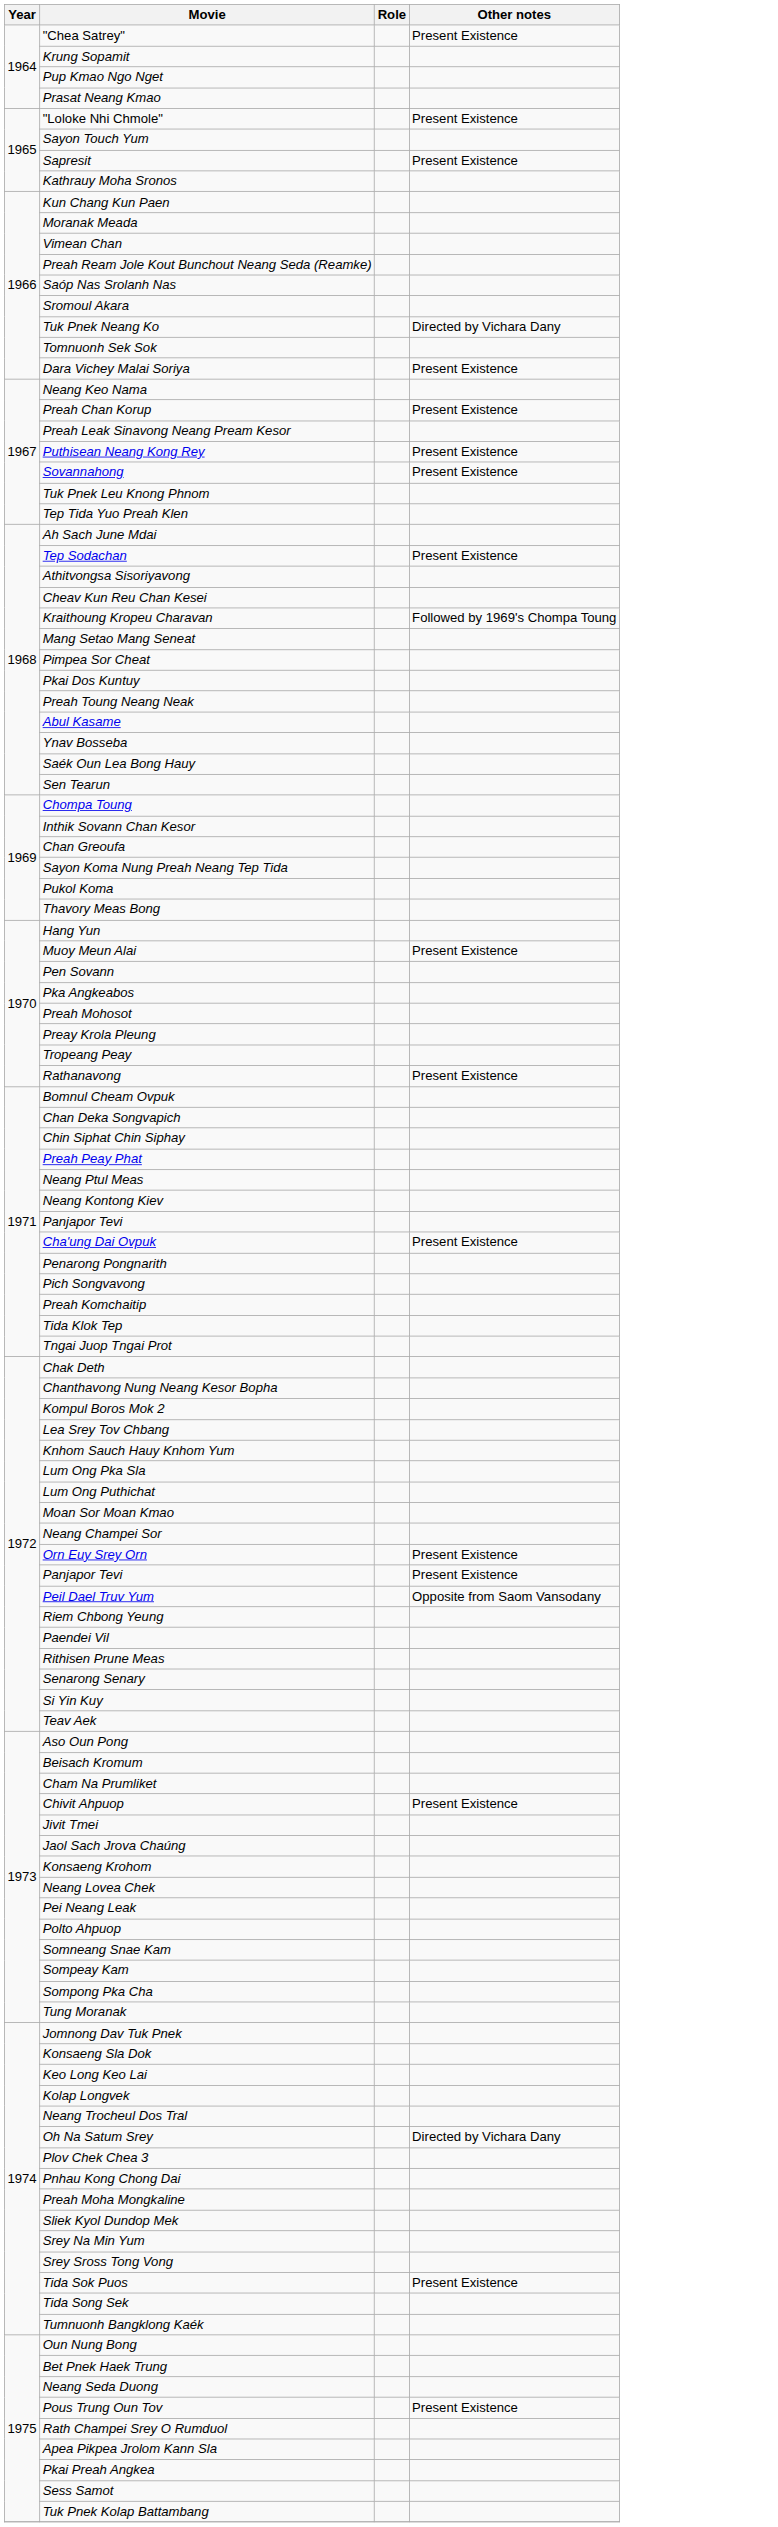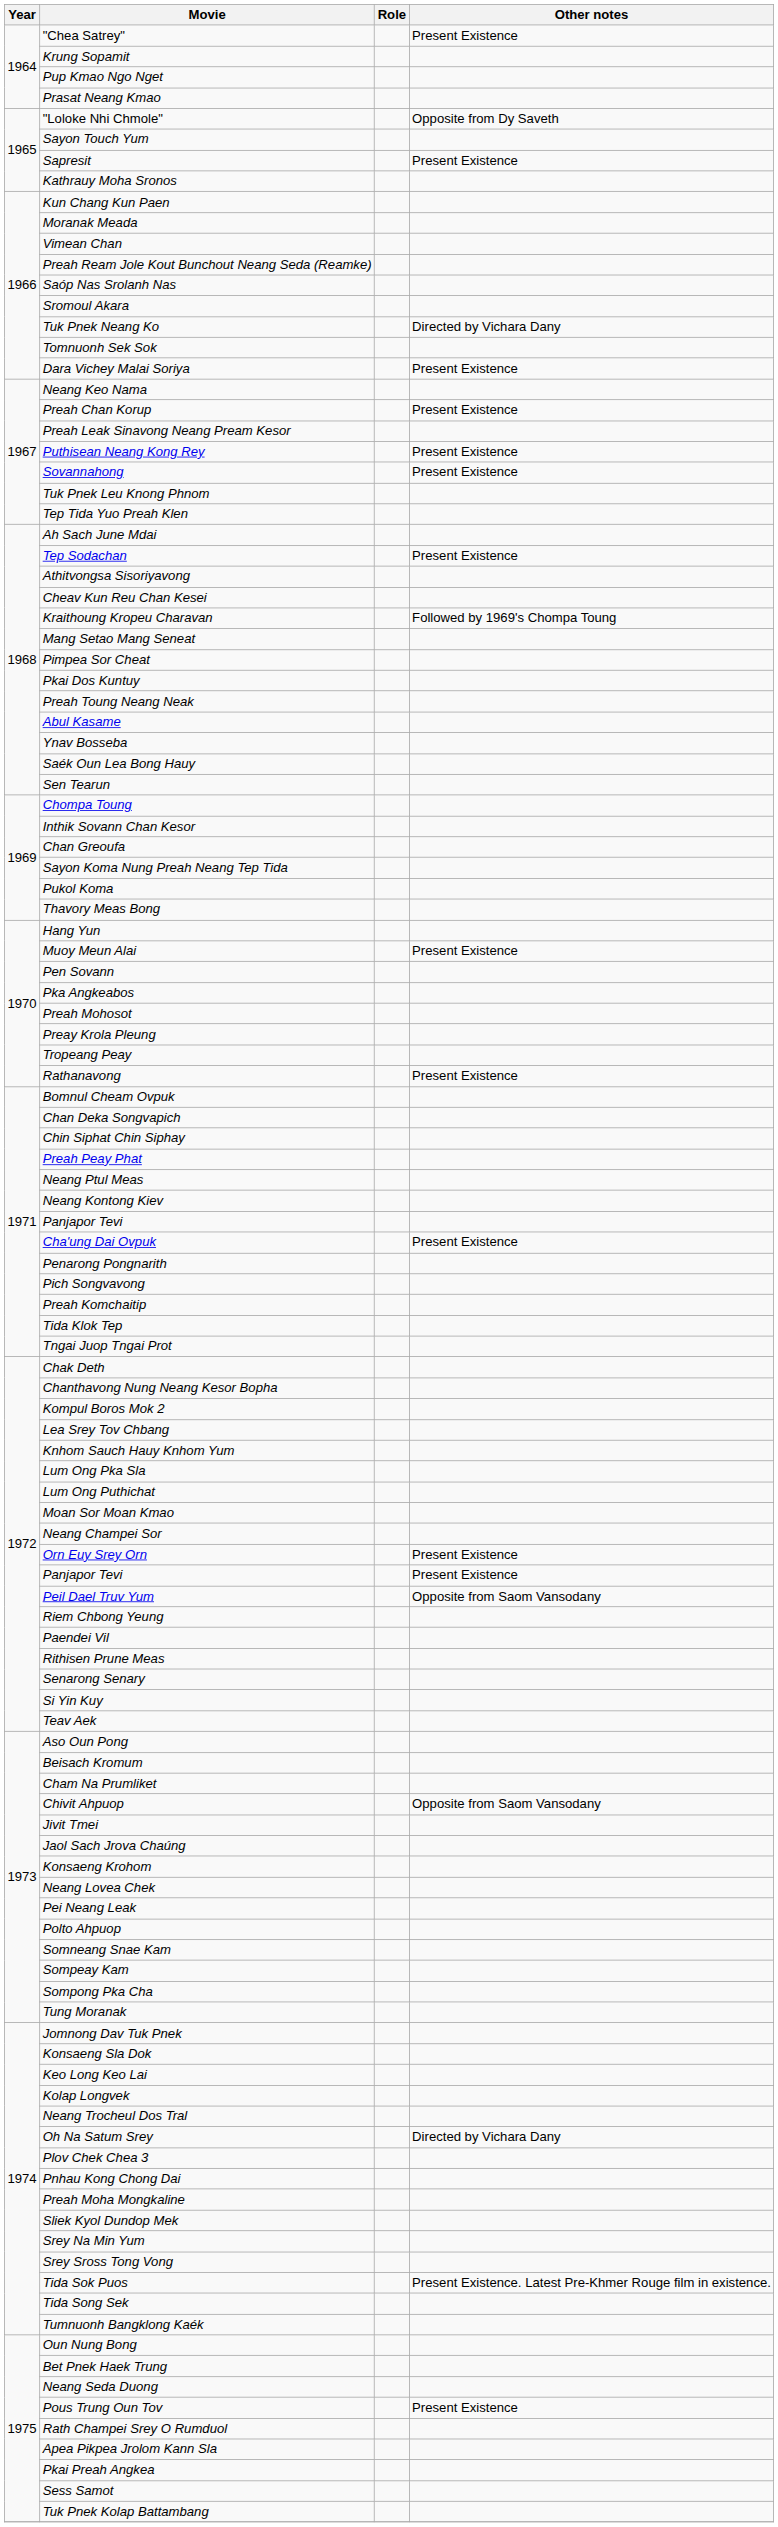(465, 118) Present Existence -> (485, 118) Opposite from Dy Saveth
(465, 1804) Present Existence -> (506, 1804) Opposite from Saom Vansodany
(465, 2282) Present Existence -> (592, 2282) Present Existence. Latest Pre-Khmer Rouge film in existence.
